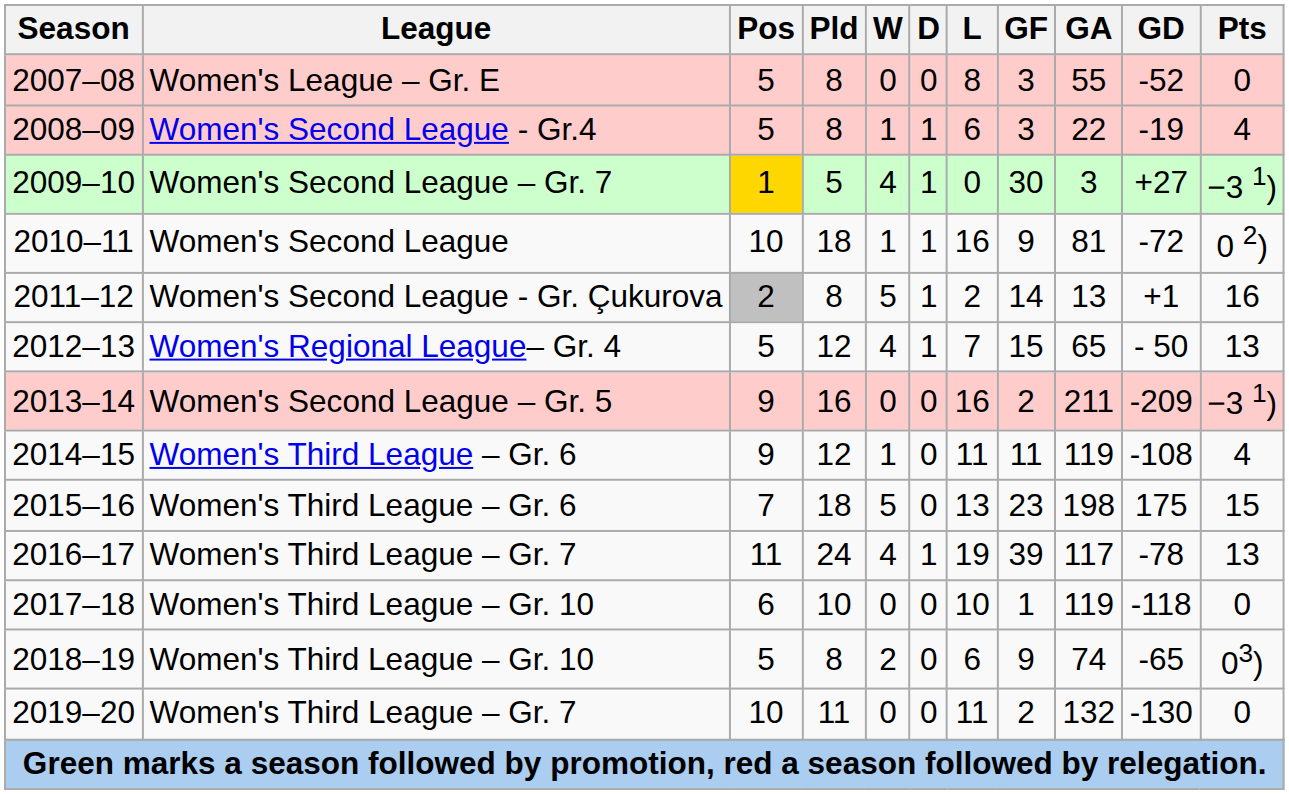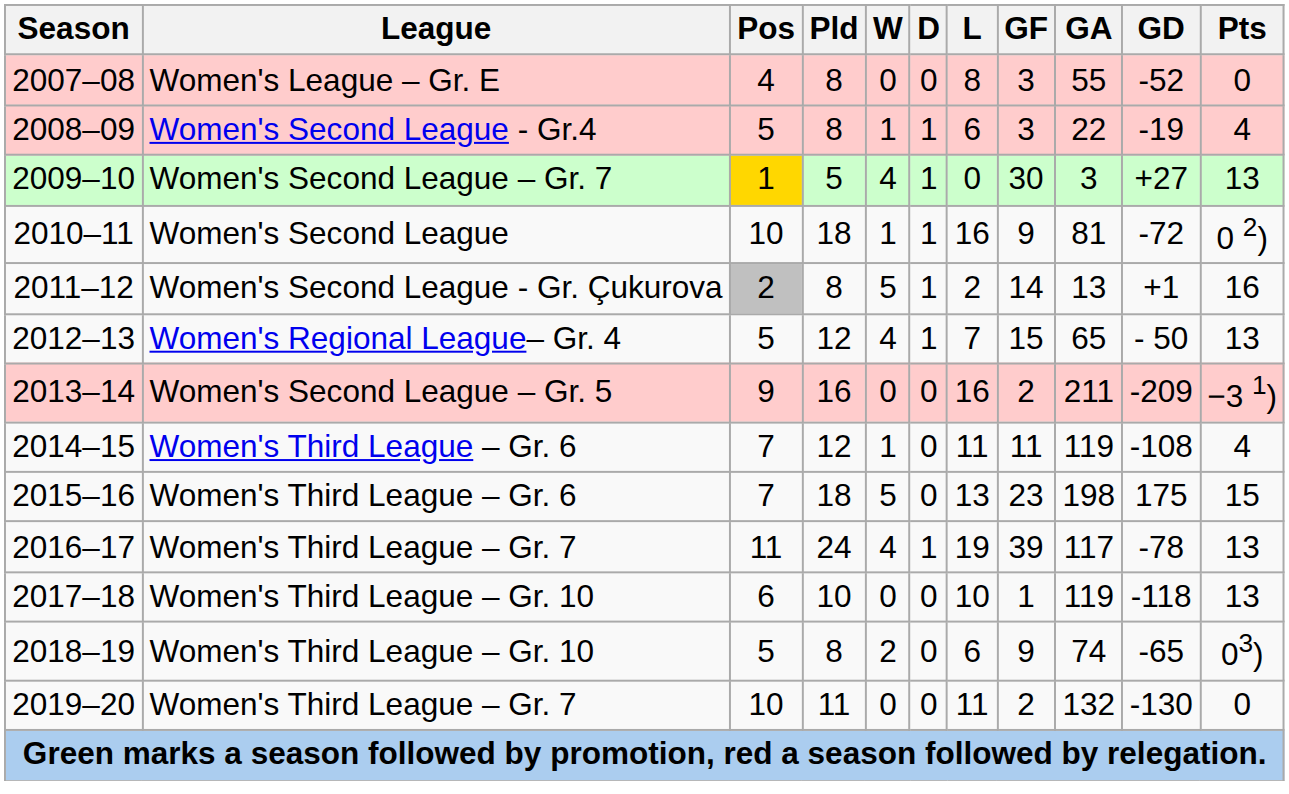(766, 79) 5 -> (766, 79) 4
(1242, 183) −3 1) -> (1242, 179) 13
(766, 454) 9 -> (766, 446) 7
(1242, 604) 0 -> (1242, 596) 13
